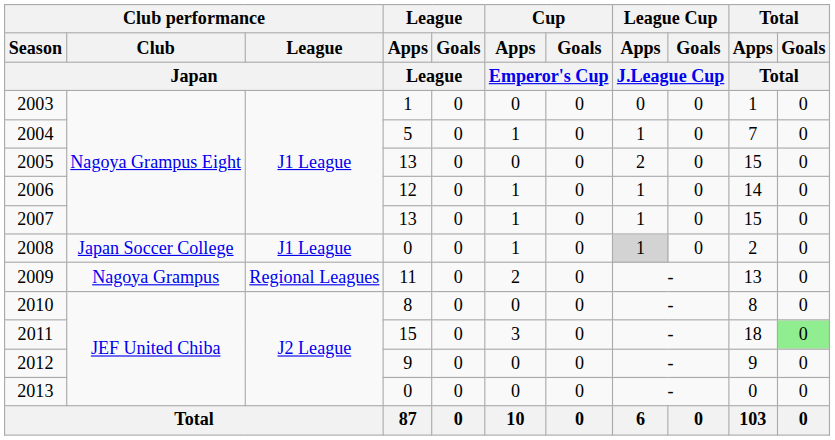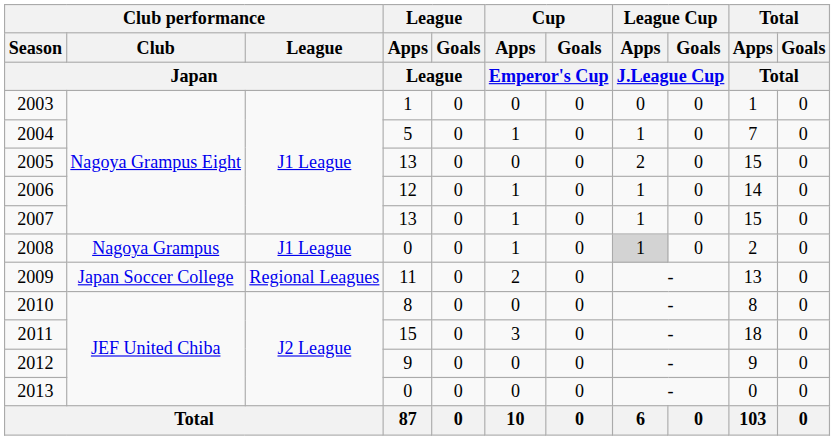(156, 248) Japan Soccer College -> (156, 248) Nagoya Grampus
(156, 276) Nagoya Grampus -> (156, 276) Japan Soccer College
(803, 334) lightgreen background -> (803, 334) no background
